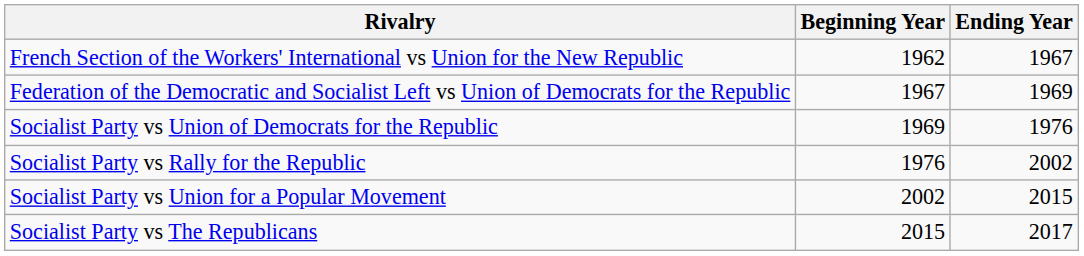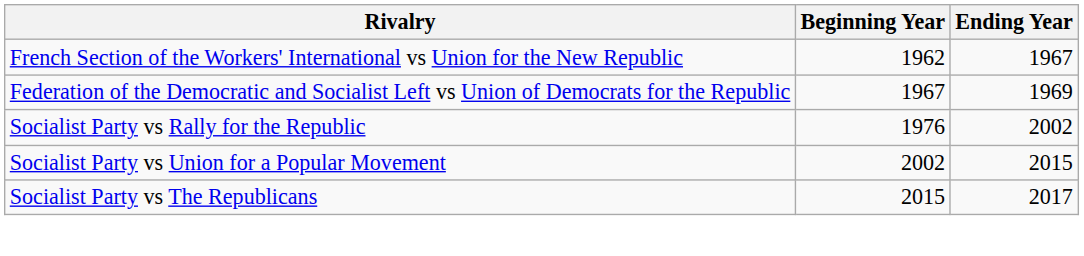- row: (254, 127)
